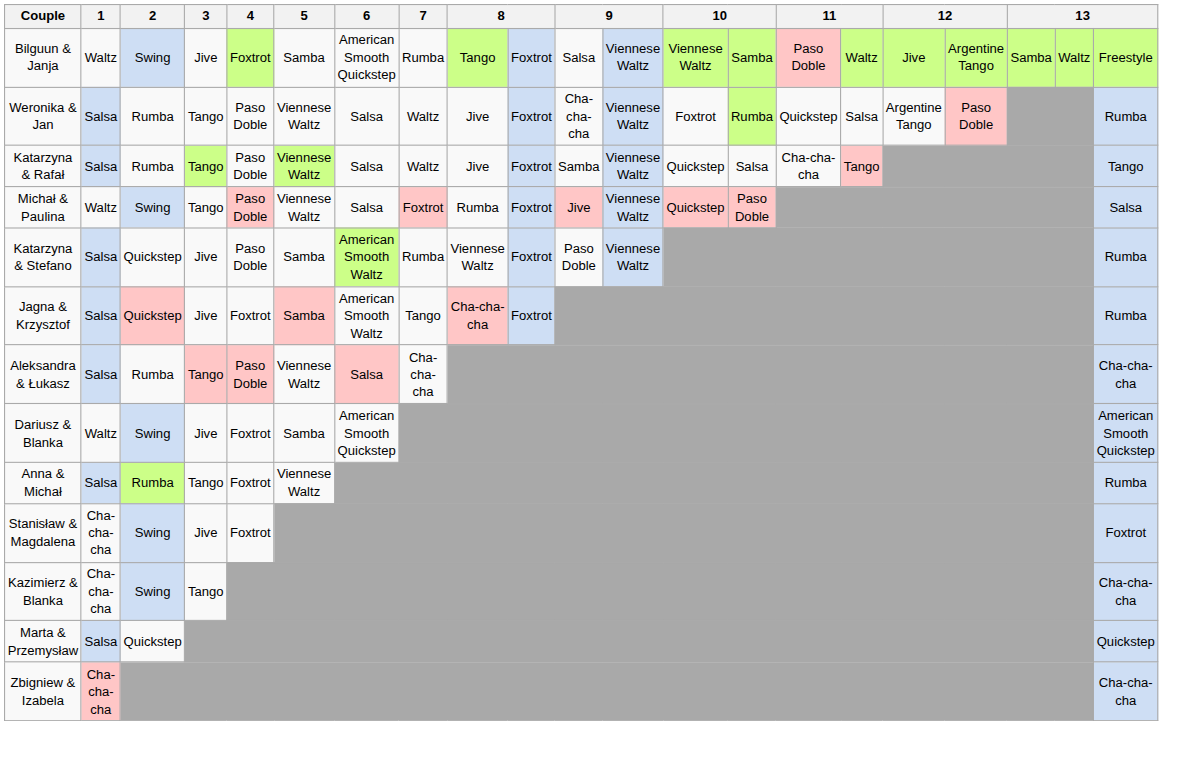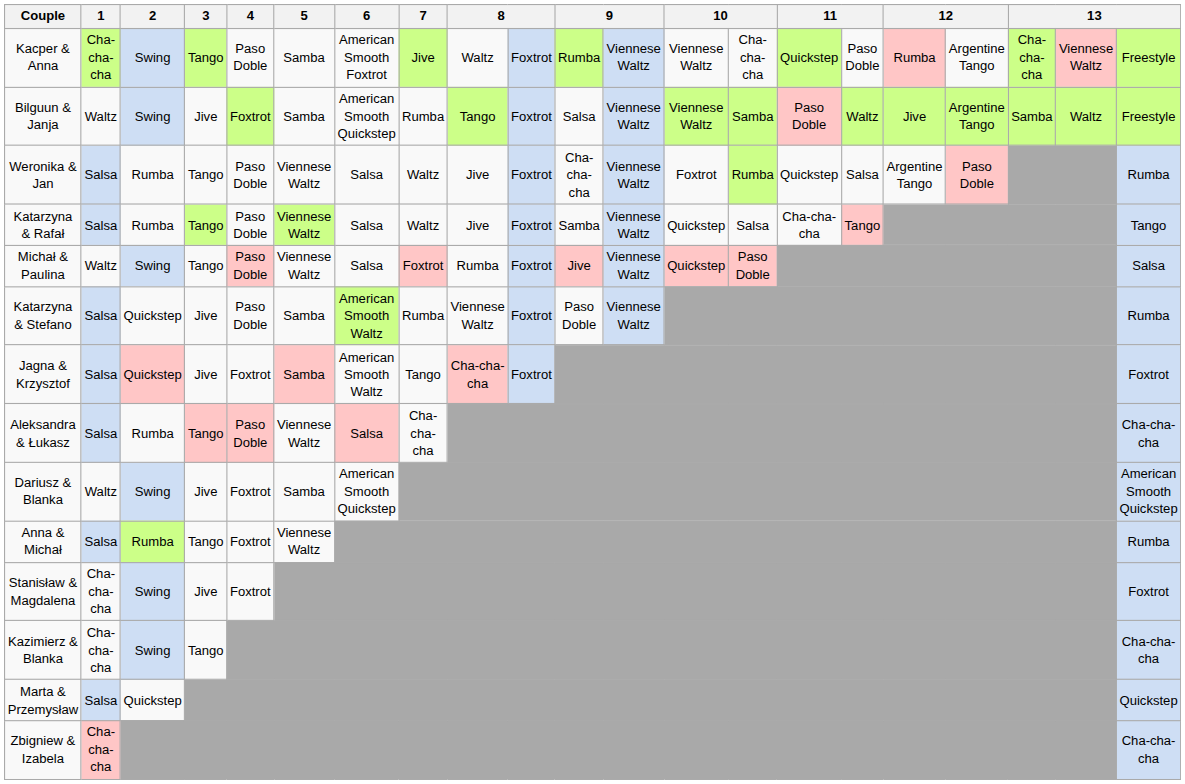+ row: (43, 58)
(1126, 316) Rumba -> (1149, 374) Foxtrot
